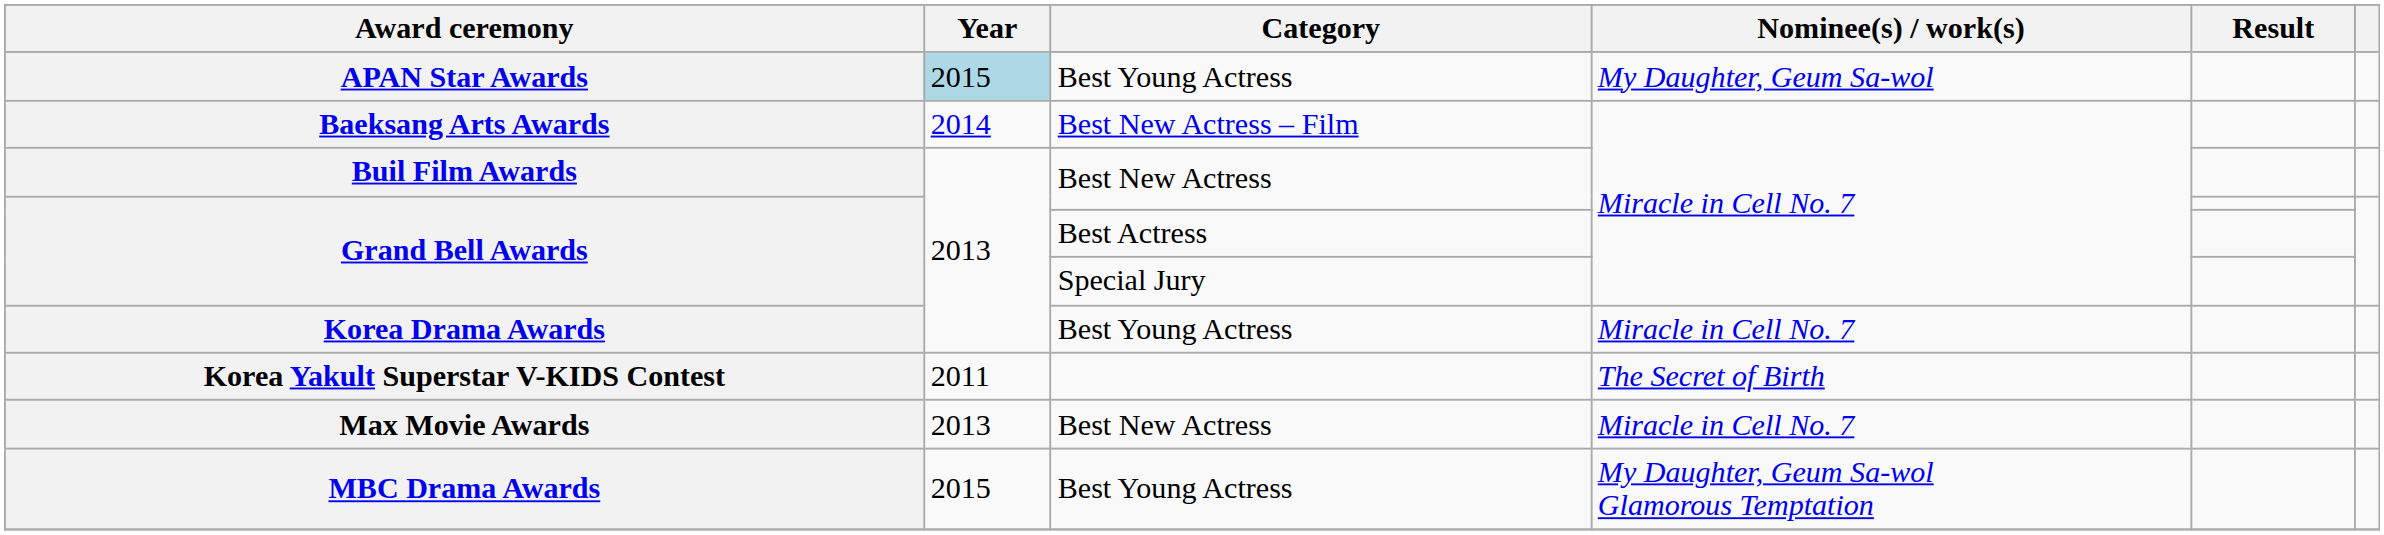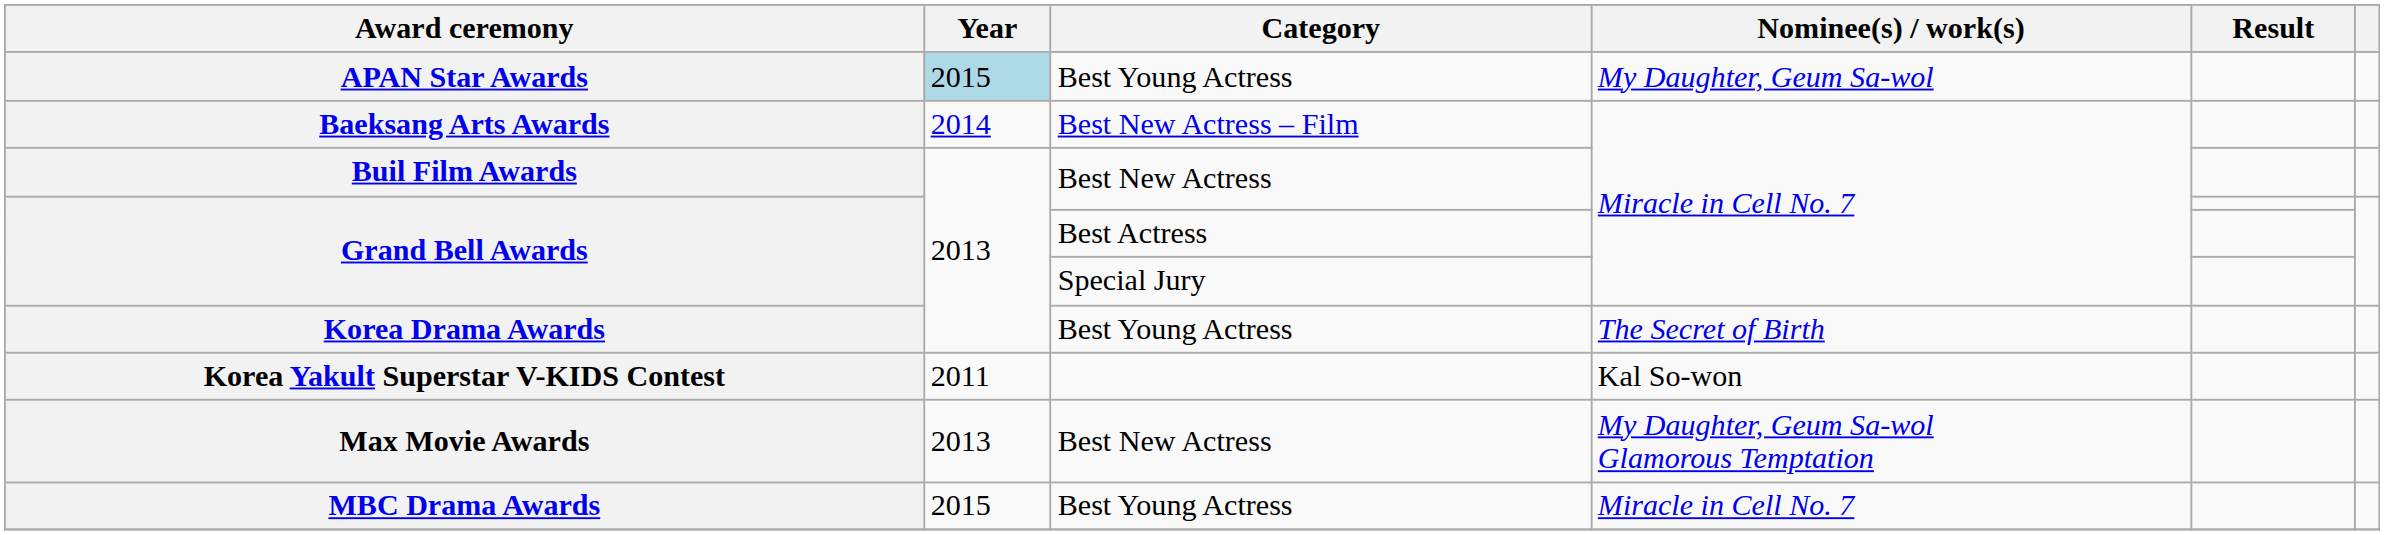(1726, 328) Miracle in Cell No. 7 -> (1711, 328) The Secret of Birth
(1711, 376) The Secret of Birth -> (1670, 376) Kal So-won
(1726, 423) Miracle in Cell No. 7 -> (1766, 440) My Daughter, Geum Sa-wol Glamorous Temptation
(1766, 488) My Daughter, Geum Sa-wol Glamorous Temptation -> (1726, 505) Miracle in Cell No. 7
